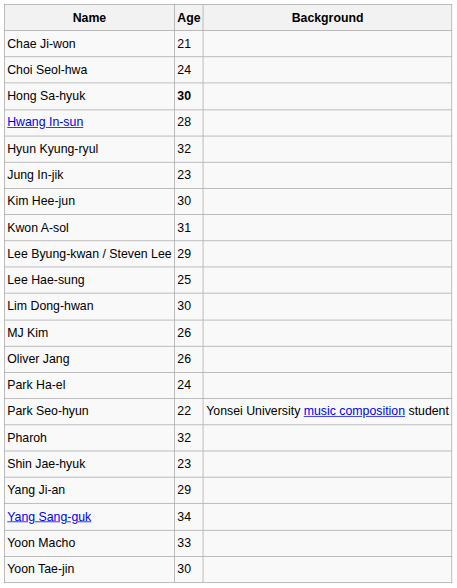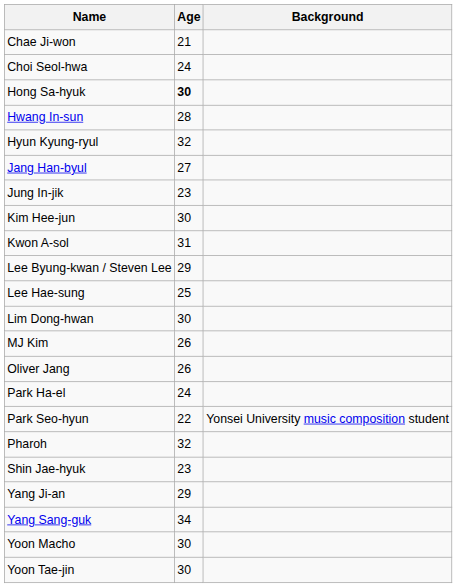+ row: (47, 167)
(184, 543) 33 -> (184, 544) 30
